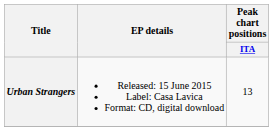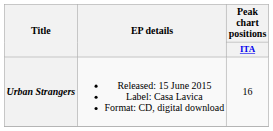(248, 91) 13 -> (248, 91) 16
